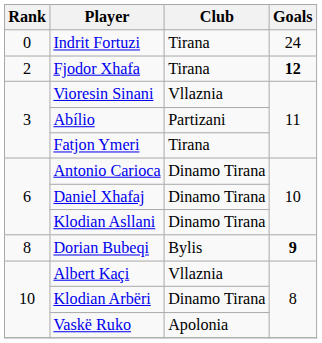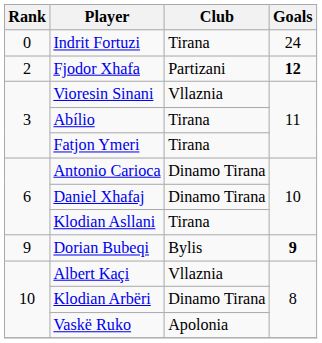(189, 68) Tirana -> (197, 68) Partizani
(197, 119) Partizani -> (189, 119) Tirana
(217, 222) Dinamo Tirana -> (189, 222) Tirana
(27, 247) 8 -> (27, 247) 9
